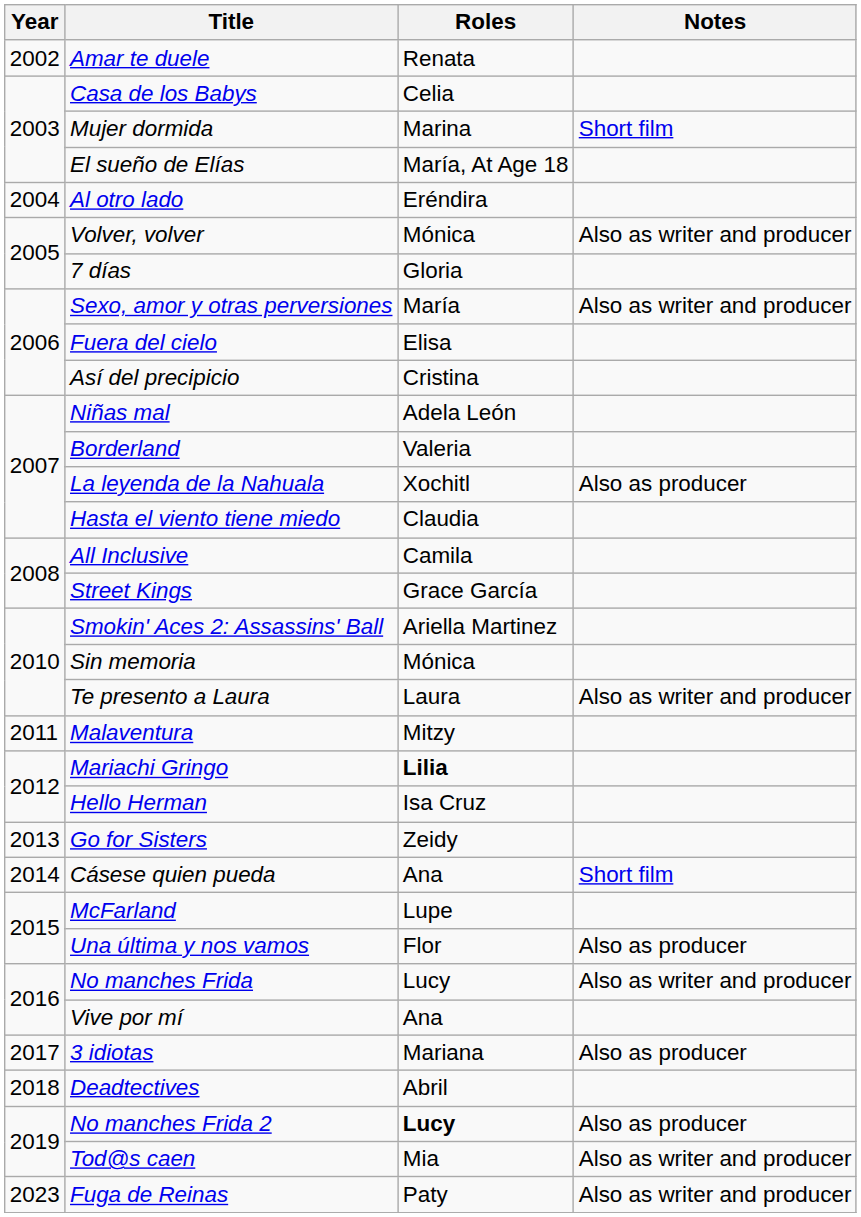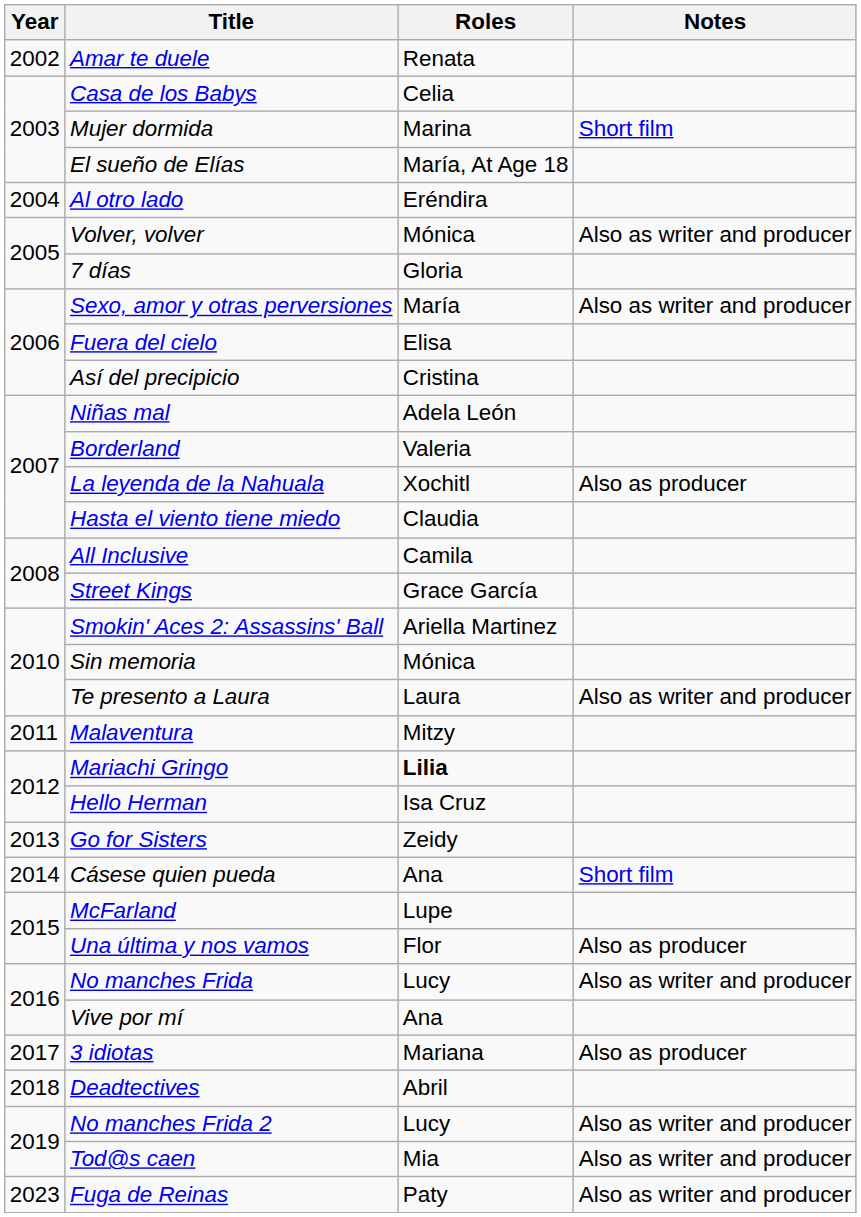(429, 1123) bold -> (426, 1123) normal
(663, 1123) Also as producer -> (715, 1123) Also as writer and producer
